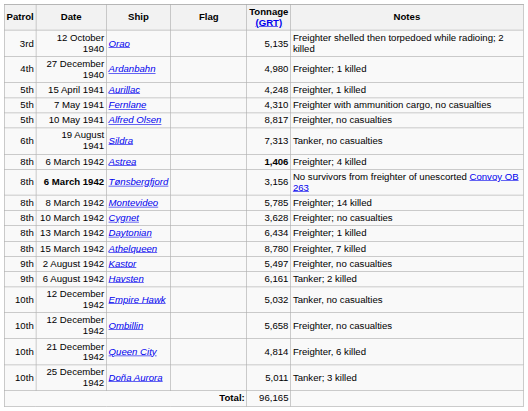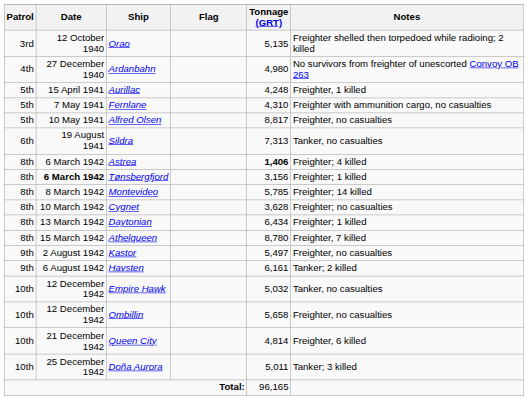(330, 69) Freighter; 1 killed -> (406, 69) No survivors from freighter of unescorted Convoy OB 263
(406, 182) No survivors from freighter of unescorted Convoy OB 263 -> (330, 177) Freighter; 1 killed
